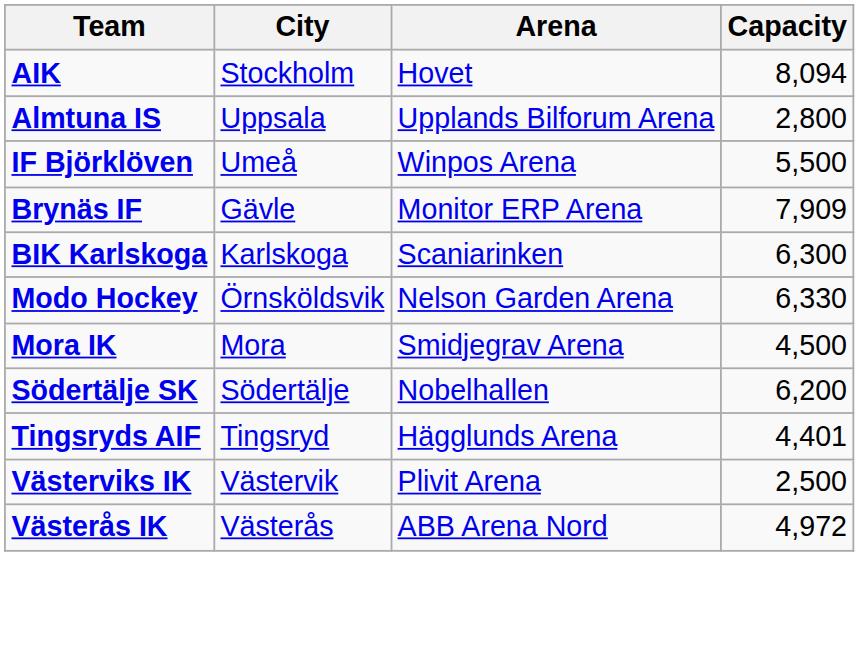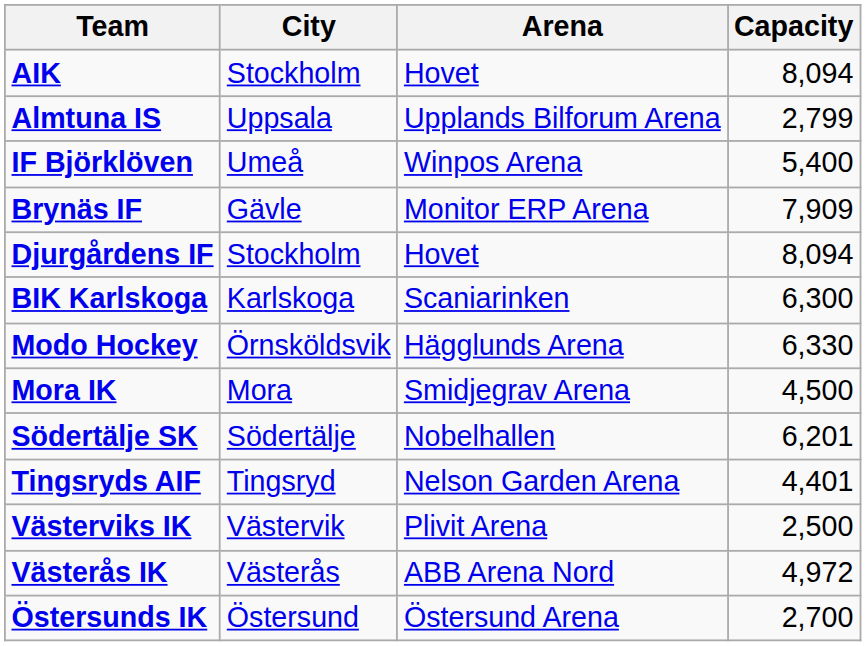(811, 118) 2,800 -> (817, 118) 2,799
(811, 163) 5,500 -> (817, 163) 5,400
+ row: (113, 254)
(535, 299) Nelson Garden Arena -> (514, 345) Hägglunds Arena
(811, 390) 6,200 -> (817, 436) 6,201
(507, 436) Hägglunds Arena -> (542, 481) Nelson Garden Arena
+ row: (109, 617)
